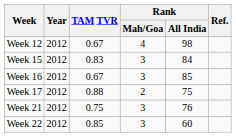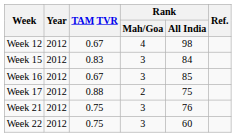(95, 124) 0.85 -> (95, 124) 0.75
